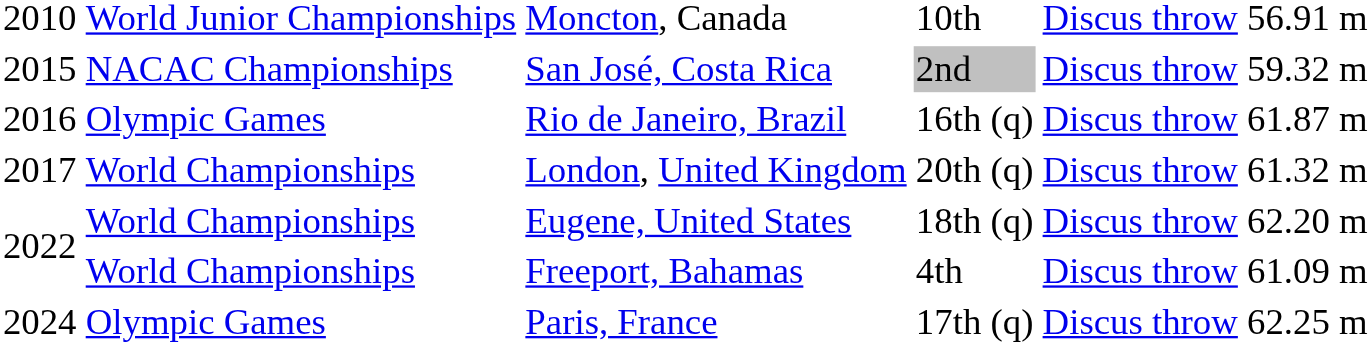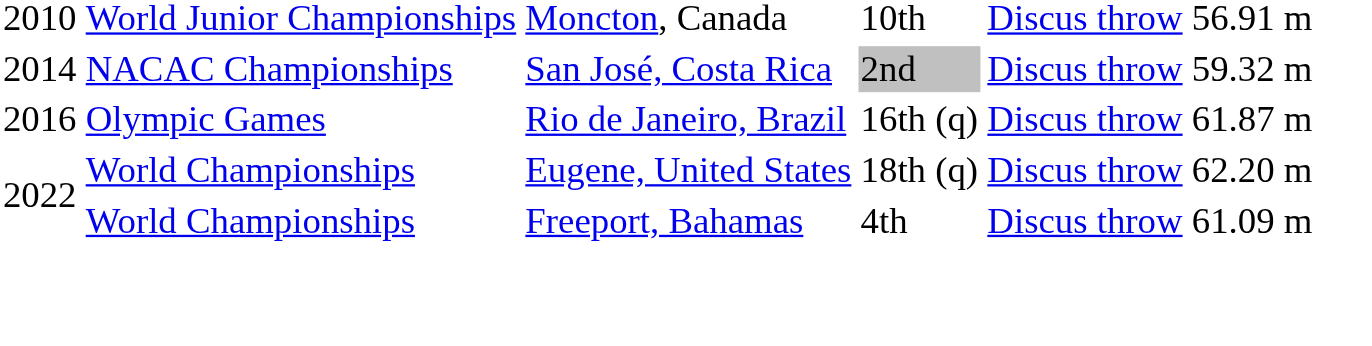(40, 68) 2015 -> (40, 68) 2014
- row: (716, 169)
- row: (621, 321)
